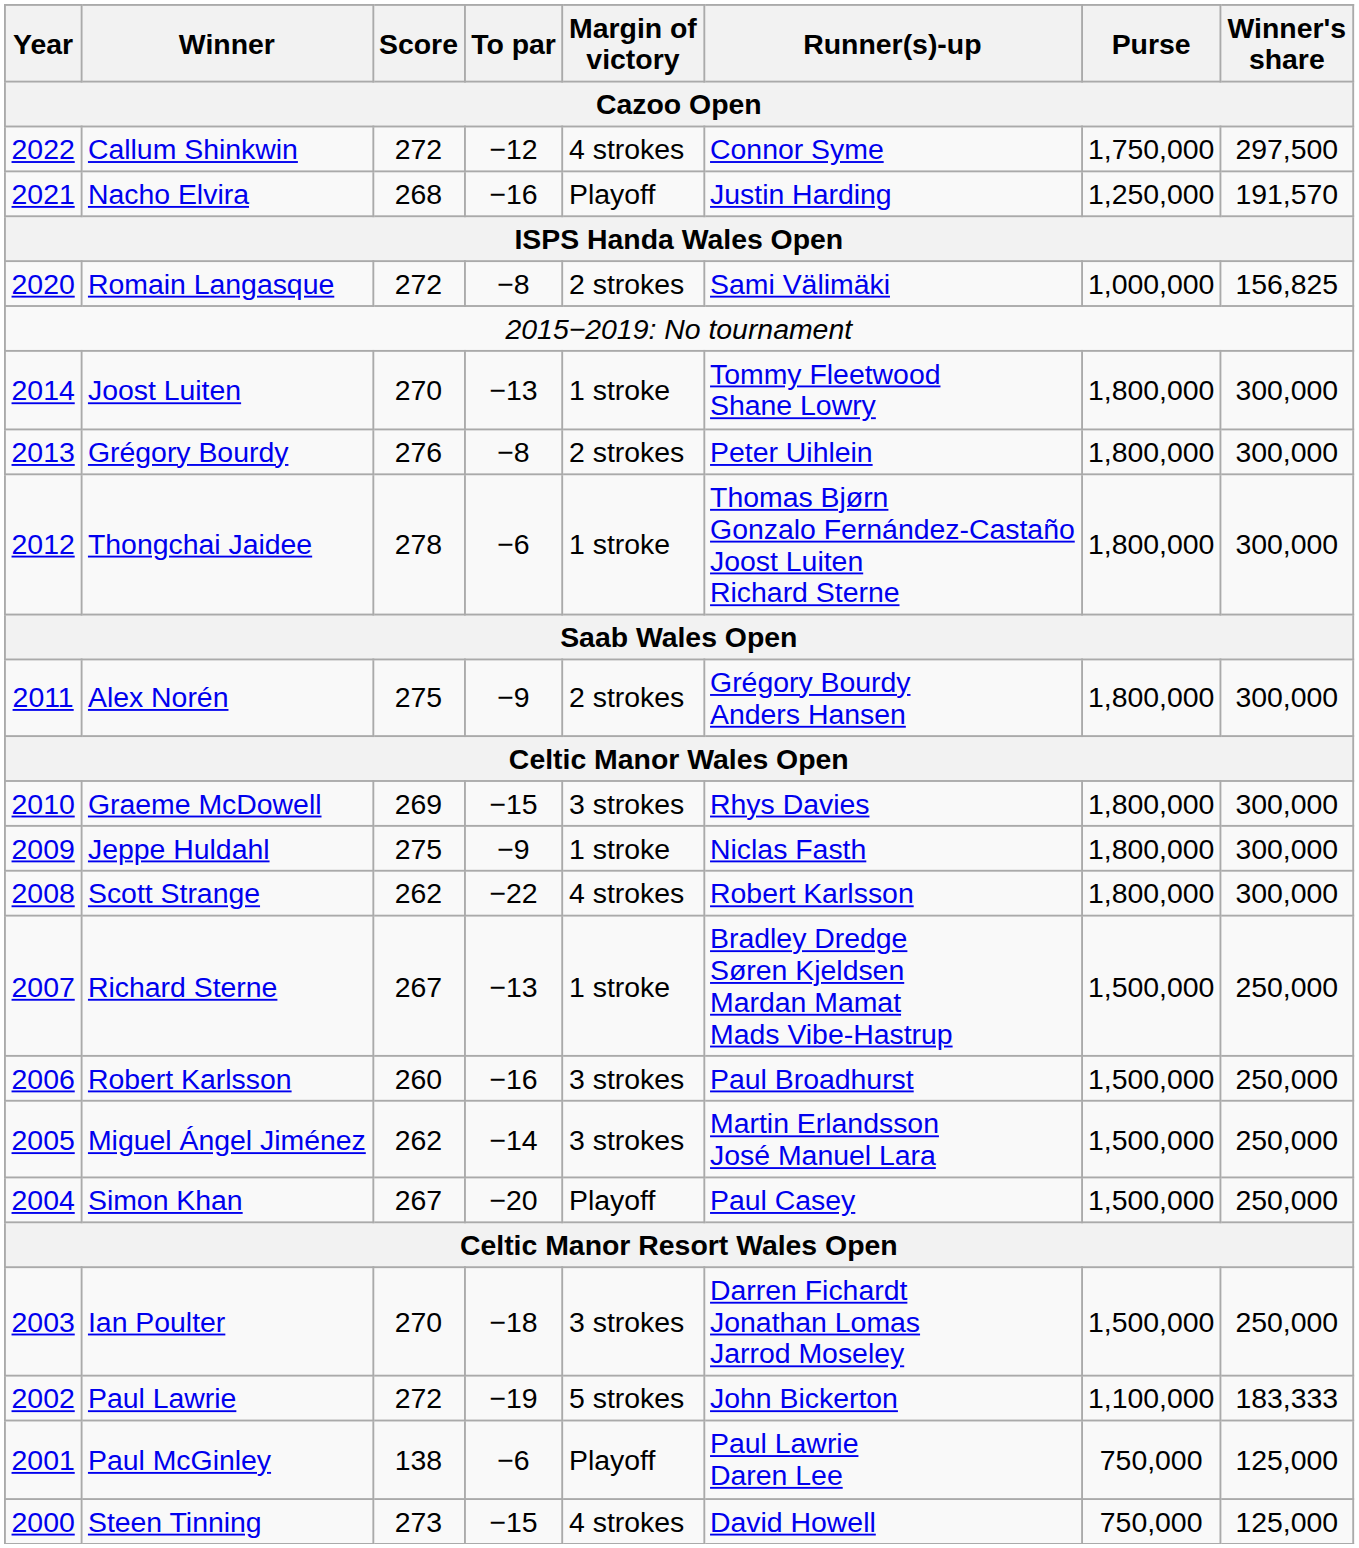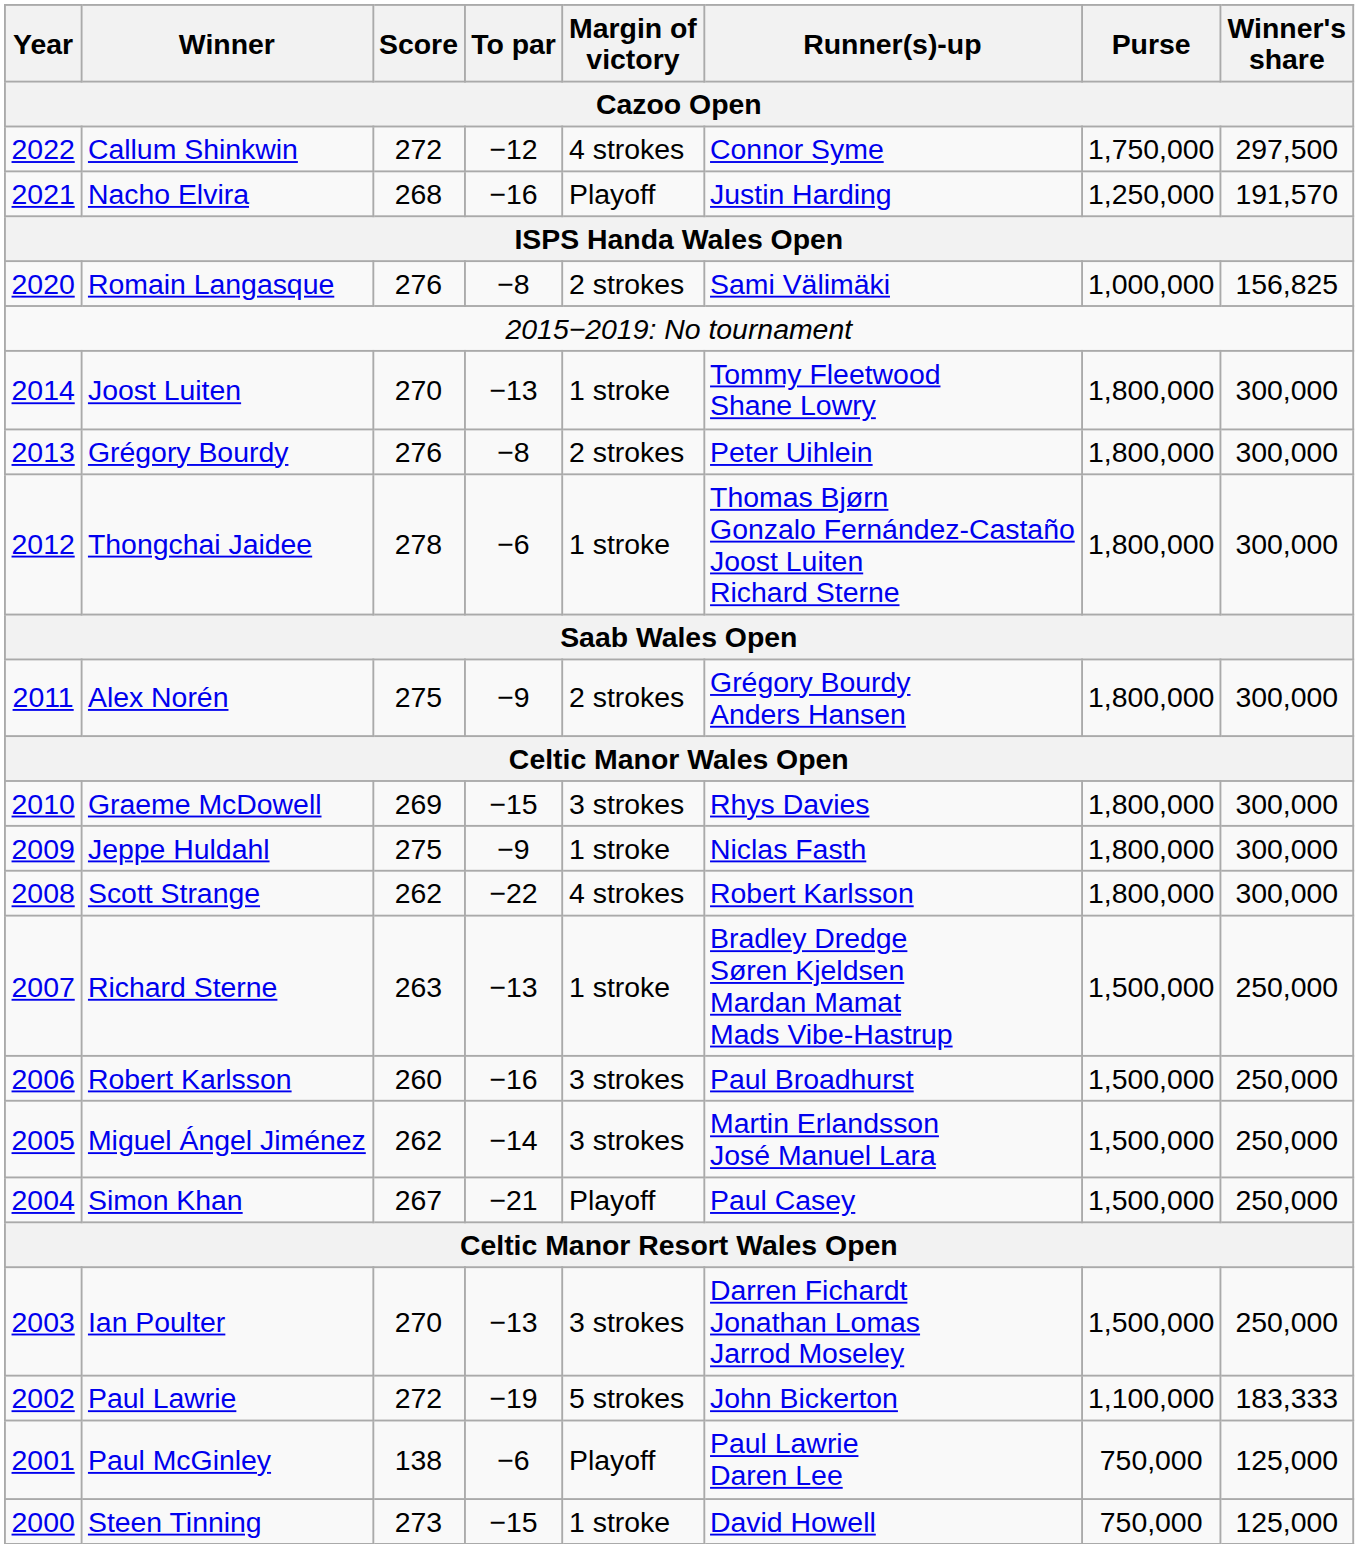(418, 284) 272 -> (418, 284) 276
(418, 986) 267 -> (418, 986) 263
(513, 1200) −20 -> (513, 1200) −21
(513, 1322) −18 -> (513, 1322) −13
(627, 1521) 4 strokes -> (620, 1521) 1 stroke
